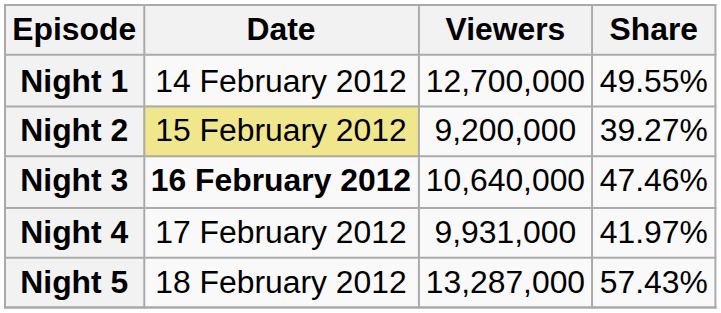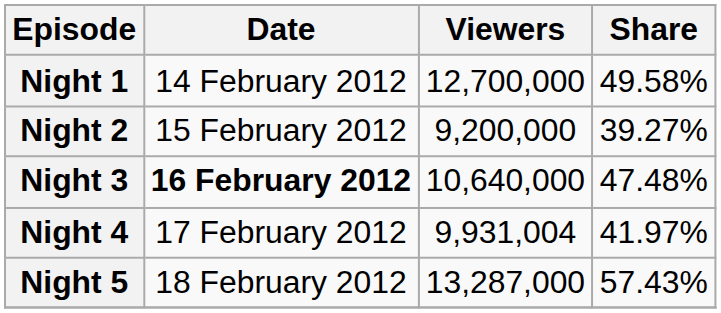(654, 80) 49.55% -> (654, 80) 49.58%
(281, 130) khaki background -> (281, 130) no background
(654, 181) 47.46% -> (654, 181) 47.48%
(505, 231) 9,931,000 -> (505, 231) 9,931,004
